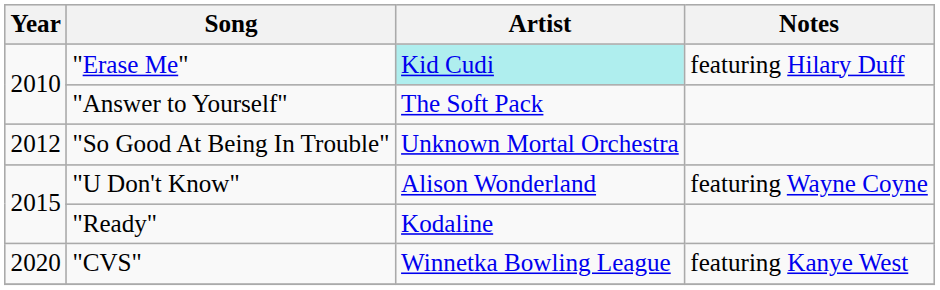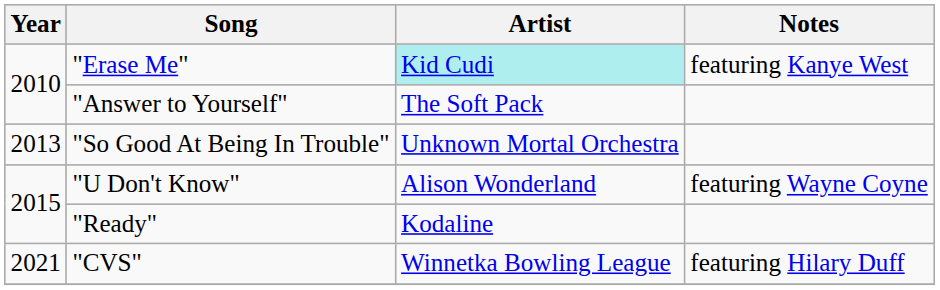(798, 64) featuring Hilary Duff -> (799, 64) featuring Kanye West
(36, 143) 2012 -> (36, 143) 2013
(36, 263) 2020 -> (36, 263) 2021
(799, 263) featuring Kanye West -> (798, 263) featuring Hilary Duff
